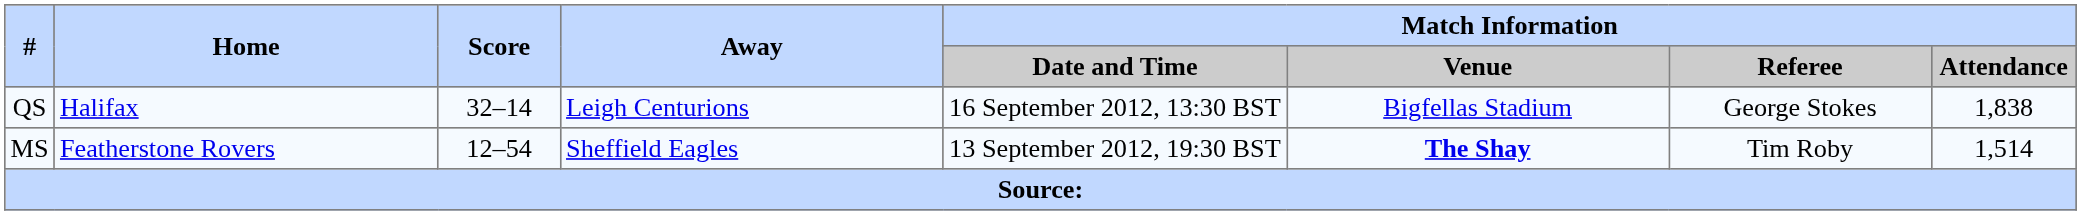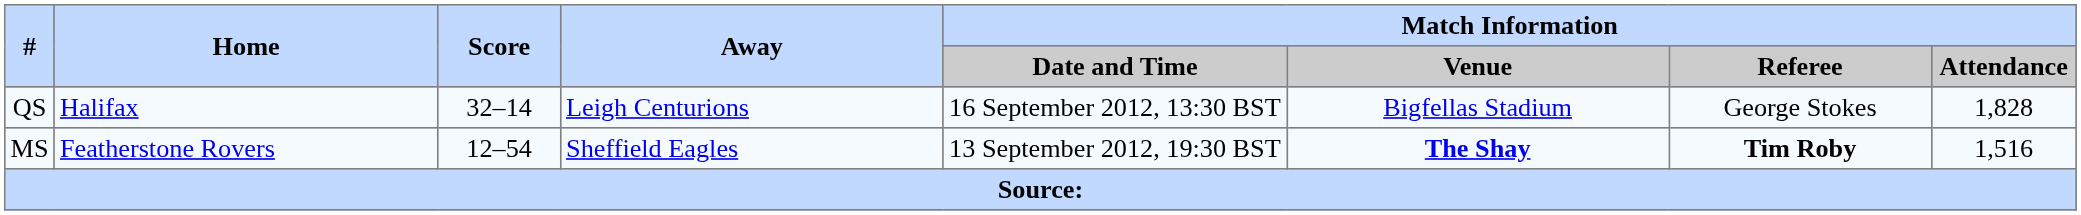(2004, 106) 1,838 -> (2004, 106) 1,828
(1800, 148) normal -> (1800, 148) bold
(2004, 148) 1,514 -> (2004, 148) 1,516
